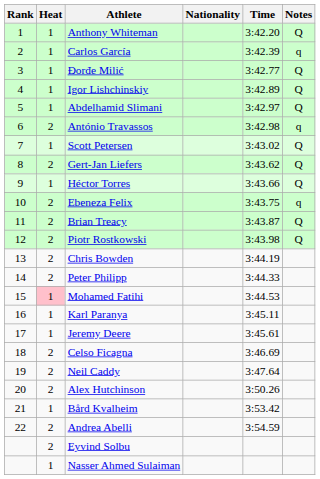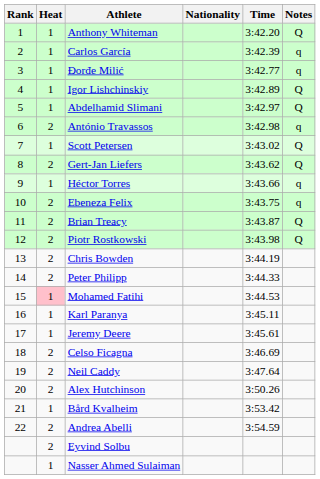(299, 70) Q -> (299, 70) q
(299, 183) Q -> (299, 183) q
